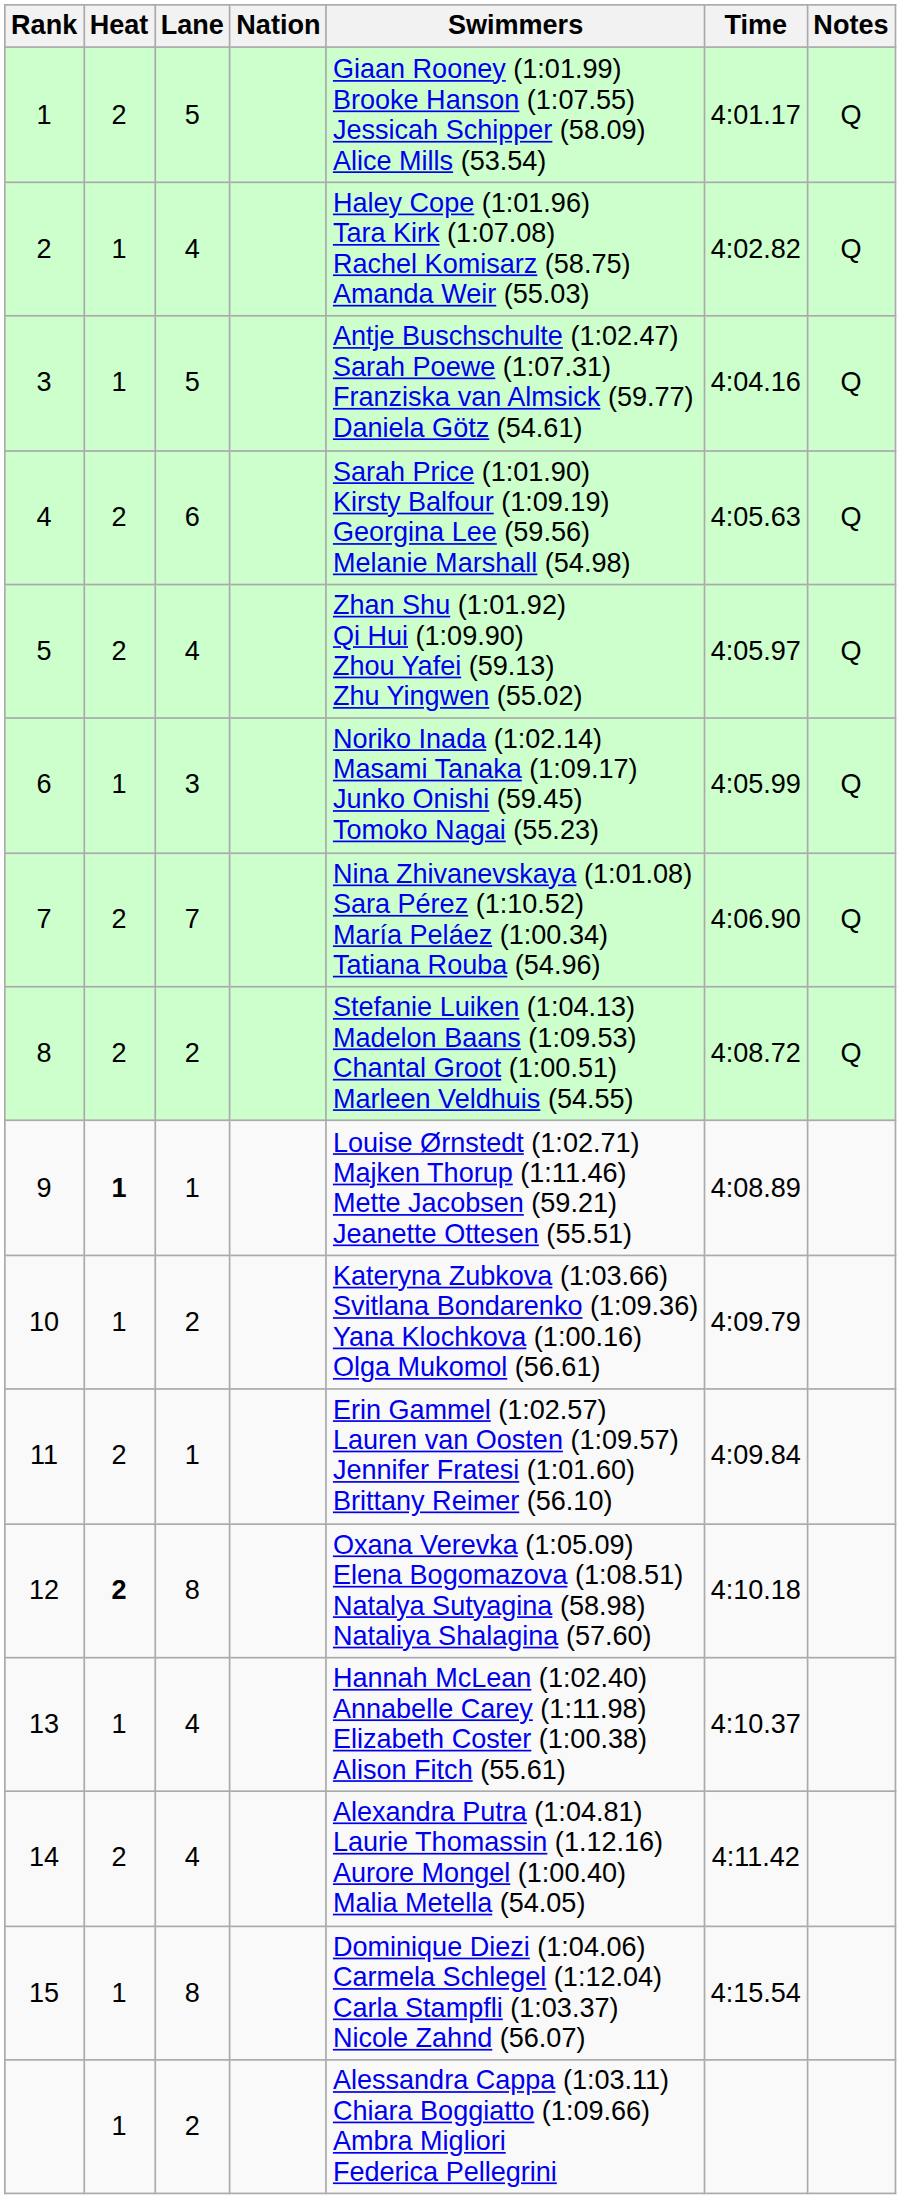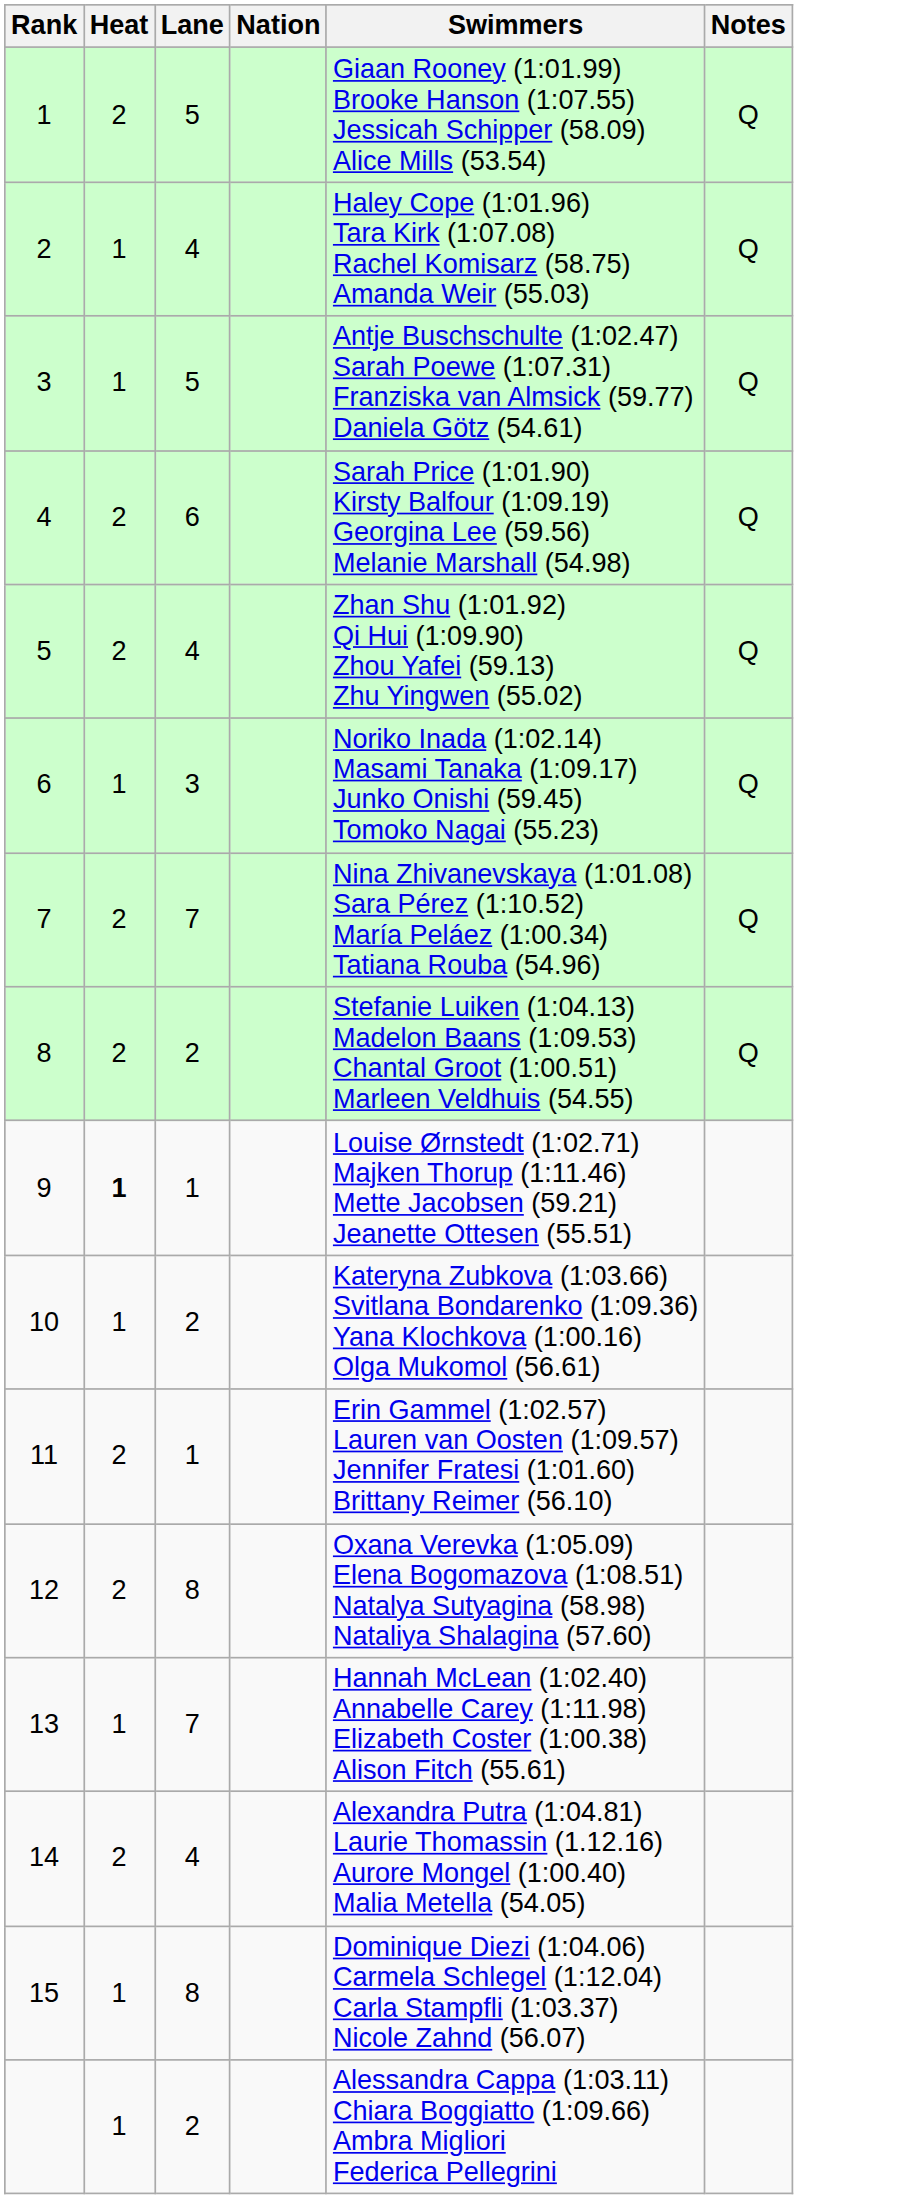- column: (756, 25)
(119, 1590) bold -> (119, 1590) normal
(192, 1724) 4 -> (192, 1724) 7
